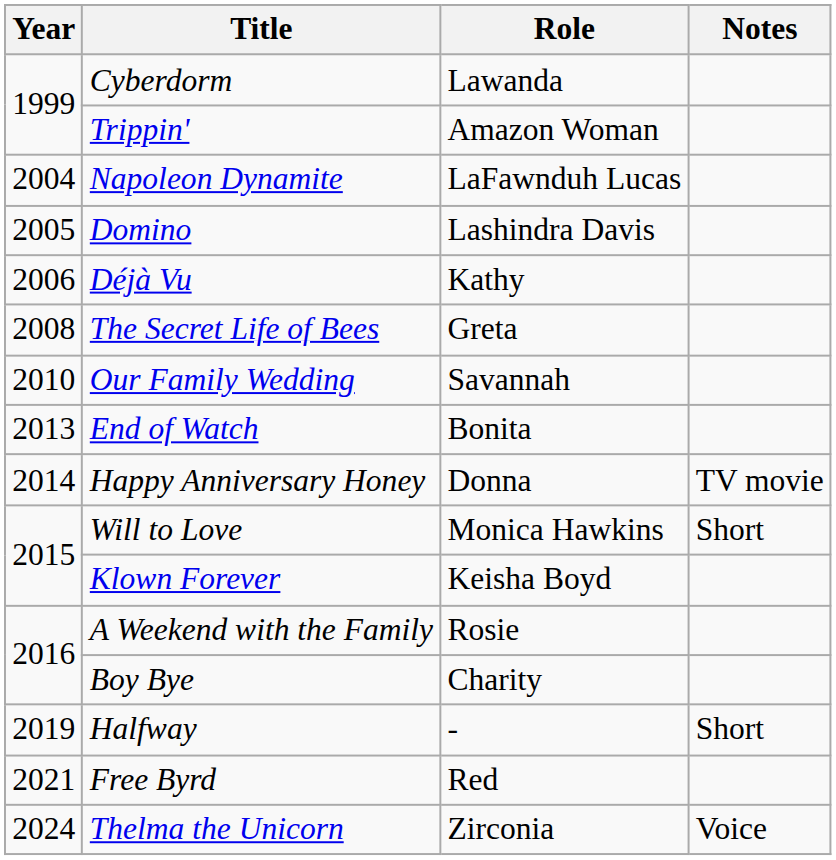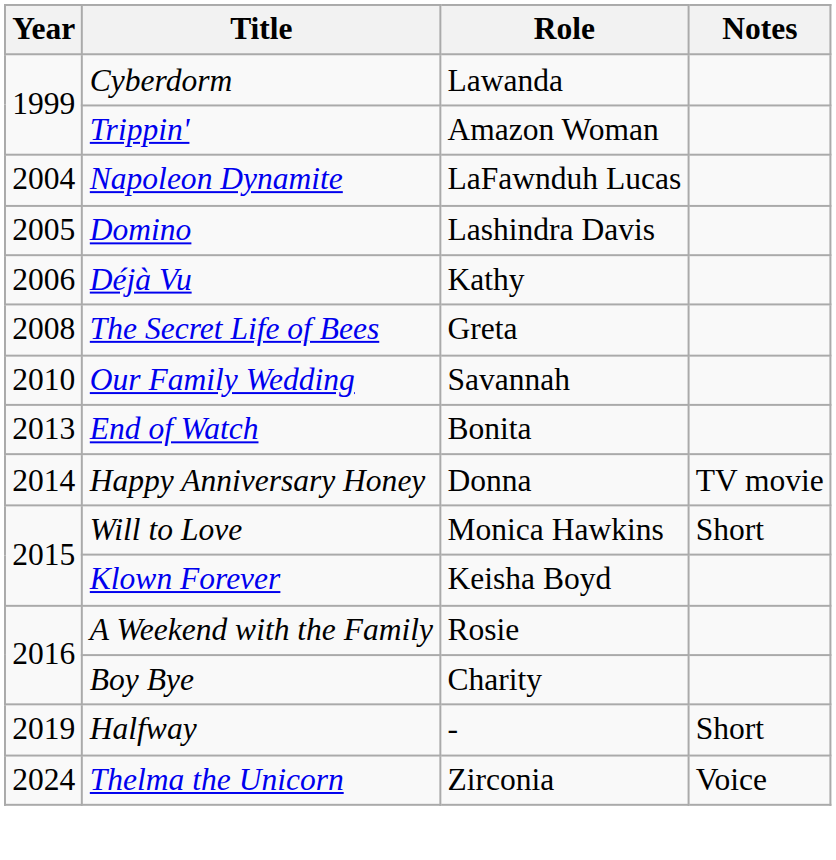- row: (153, 779)
